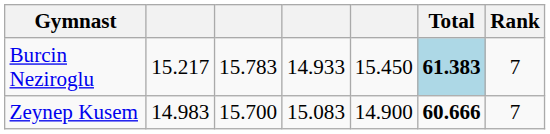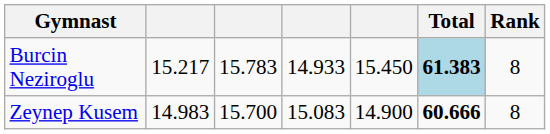(515, 66) 7 -> (515, 66) 8
(515, 111) 7 -> (515, 111) 8
